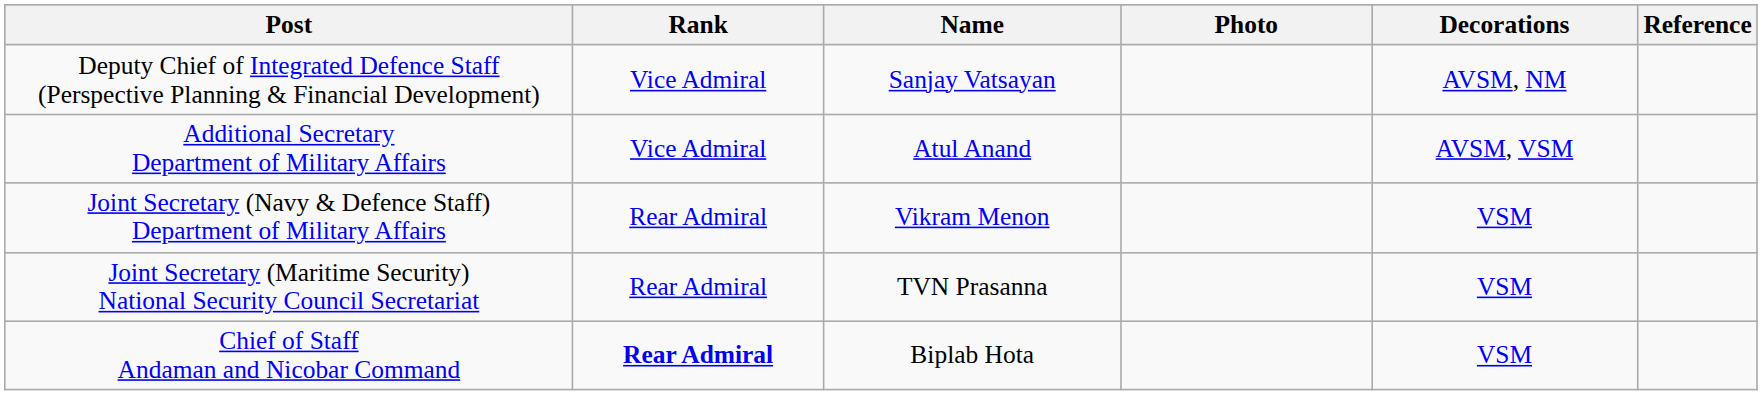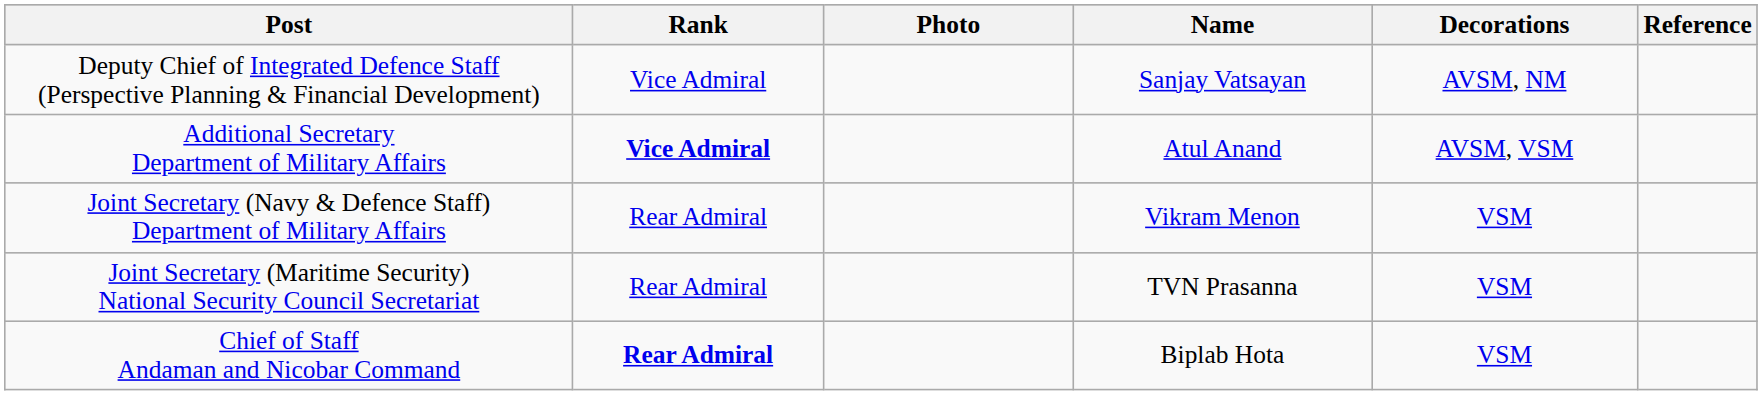columns swapped: (972, 24) <-> (1246, 24)
(698, 148) normal -> (698, 148) bold
